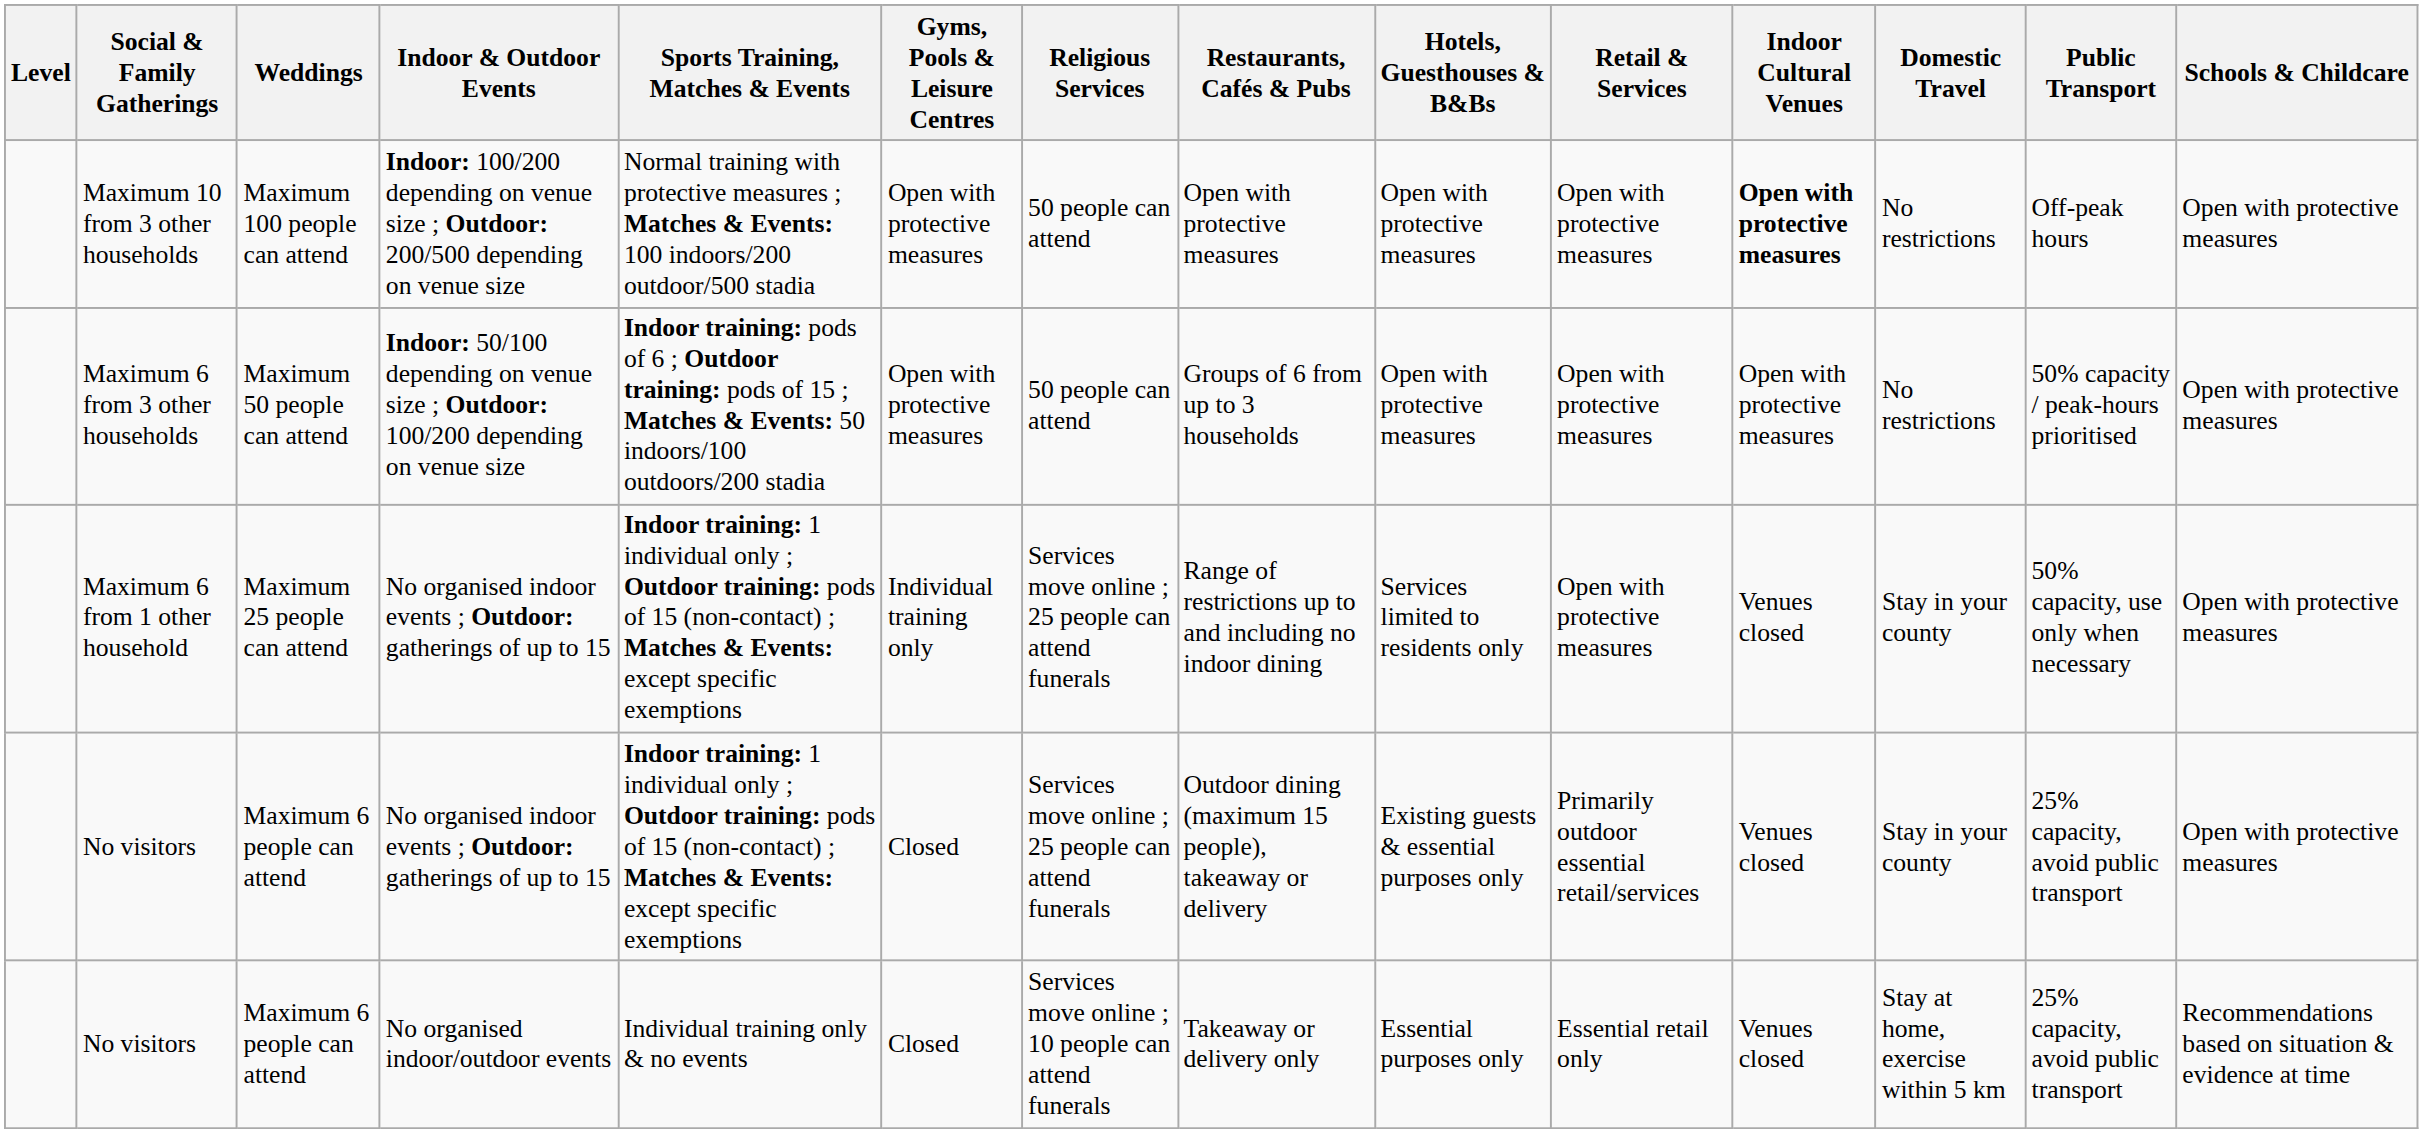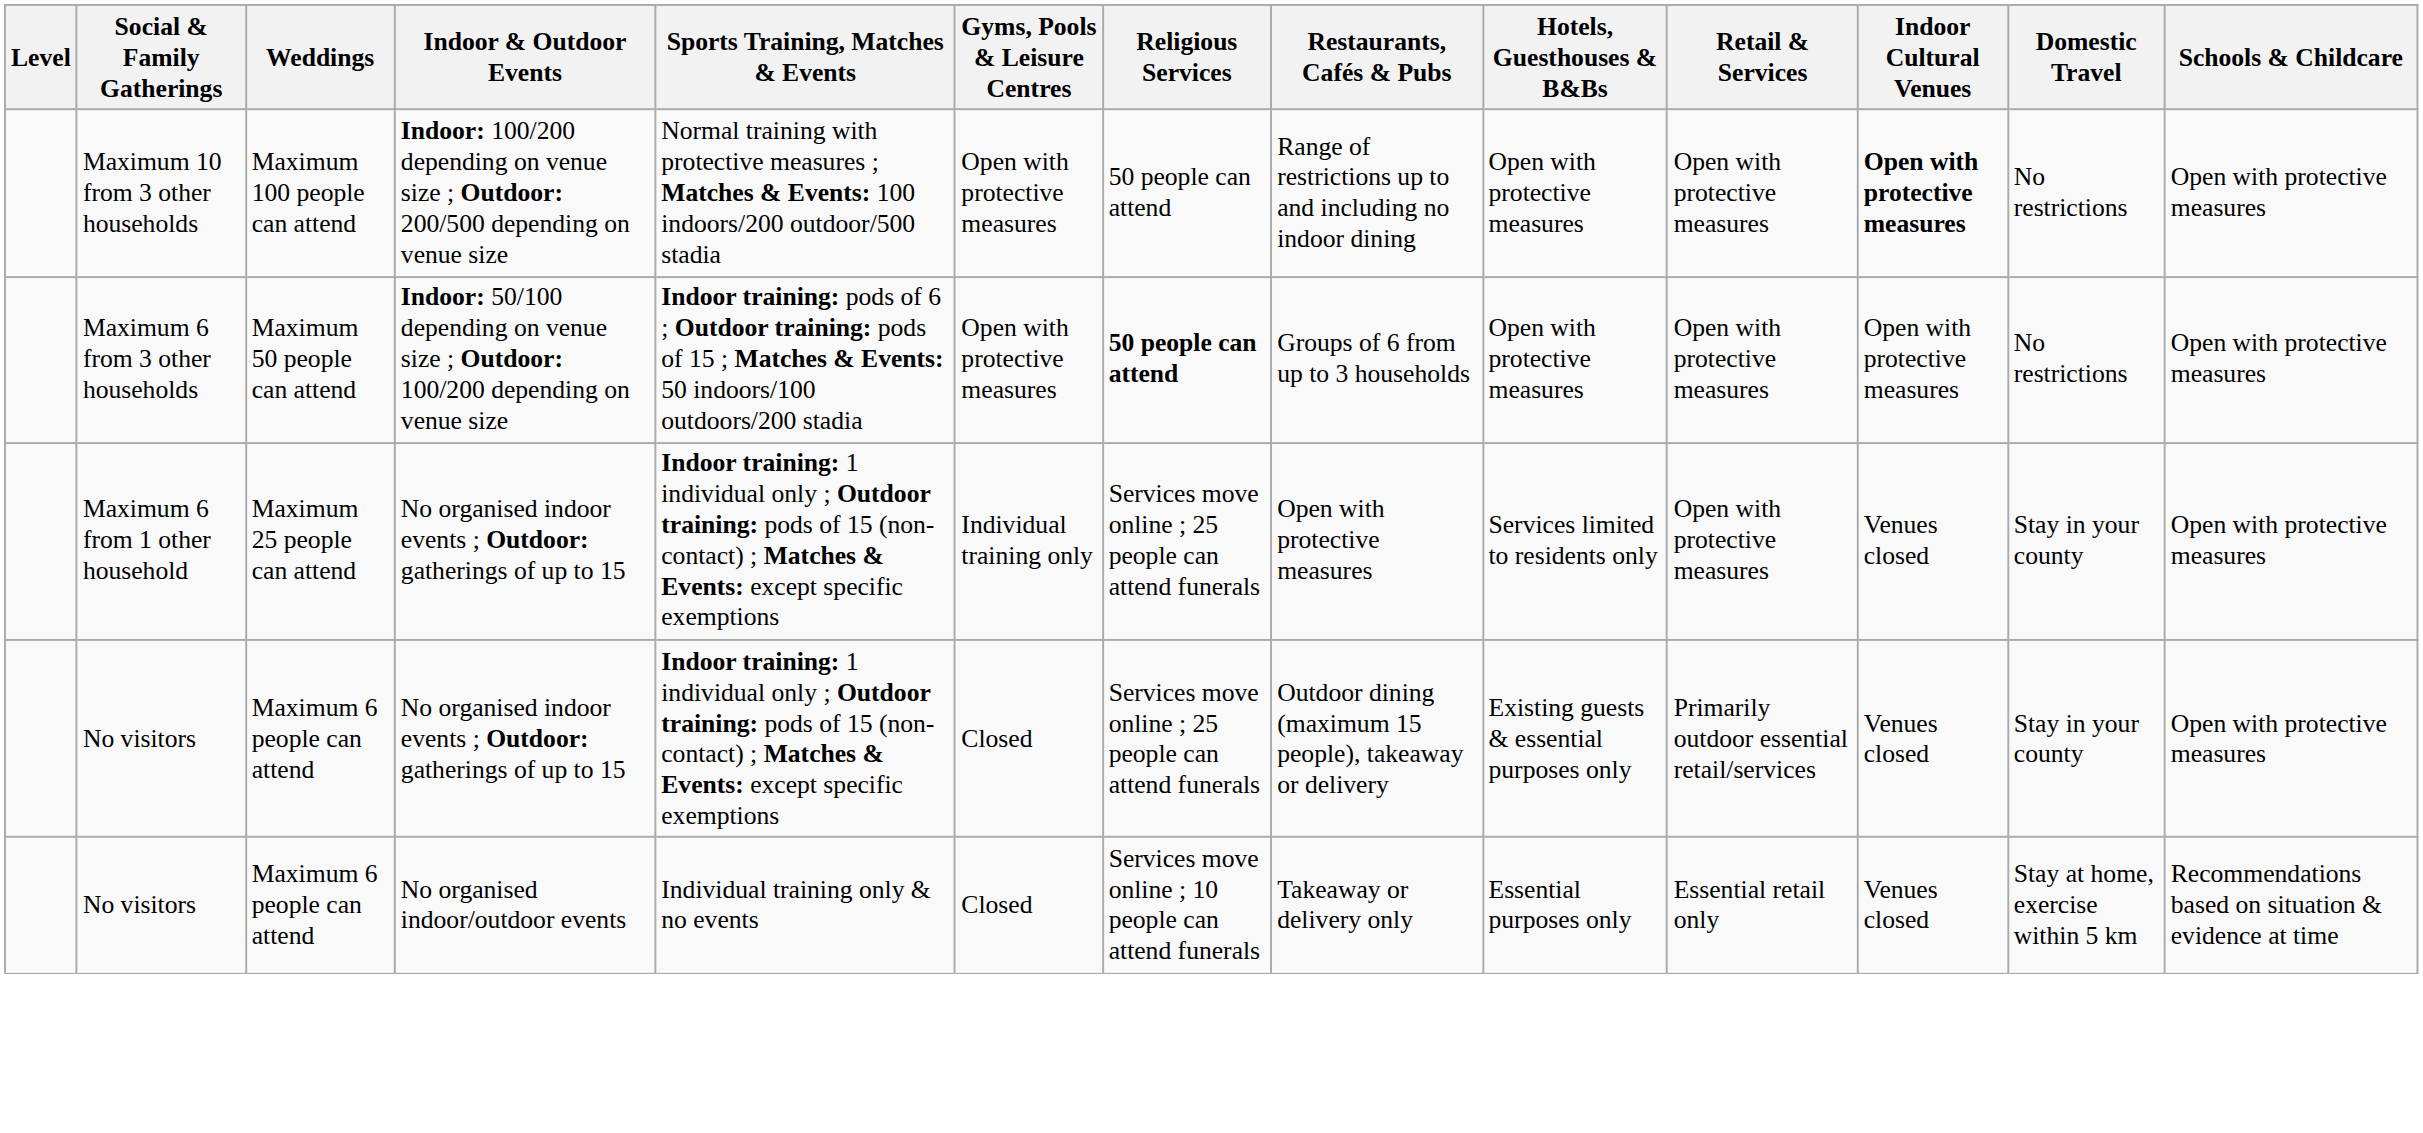- column: (2101, 72)
(1237, 223) Open with protective measures -> (1363, 192) Range of restrictions up to and including no indoor dining
(1099, 405) normal -> (1183, 359) bold
(1270, 618) Range of restrictions up to and including no indoor dining -> (1331, 541) Open with protective measures
